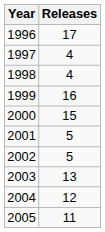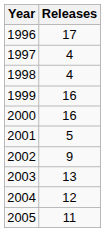(69, 116) 15 -> (69, 116) 16
(69, 156) 5 -> (69, 156) 9
